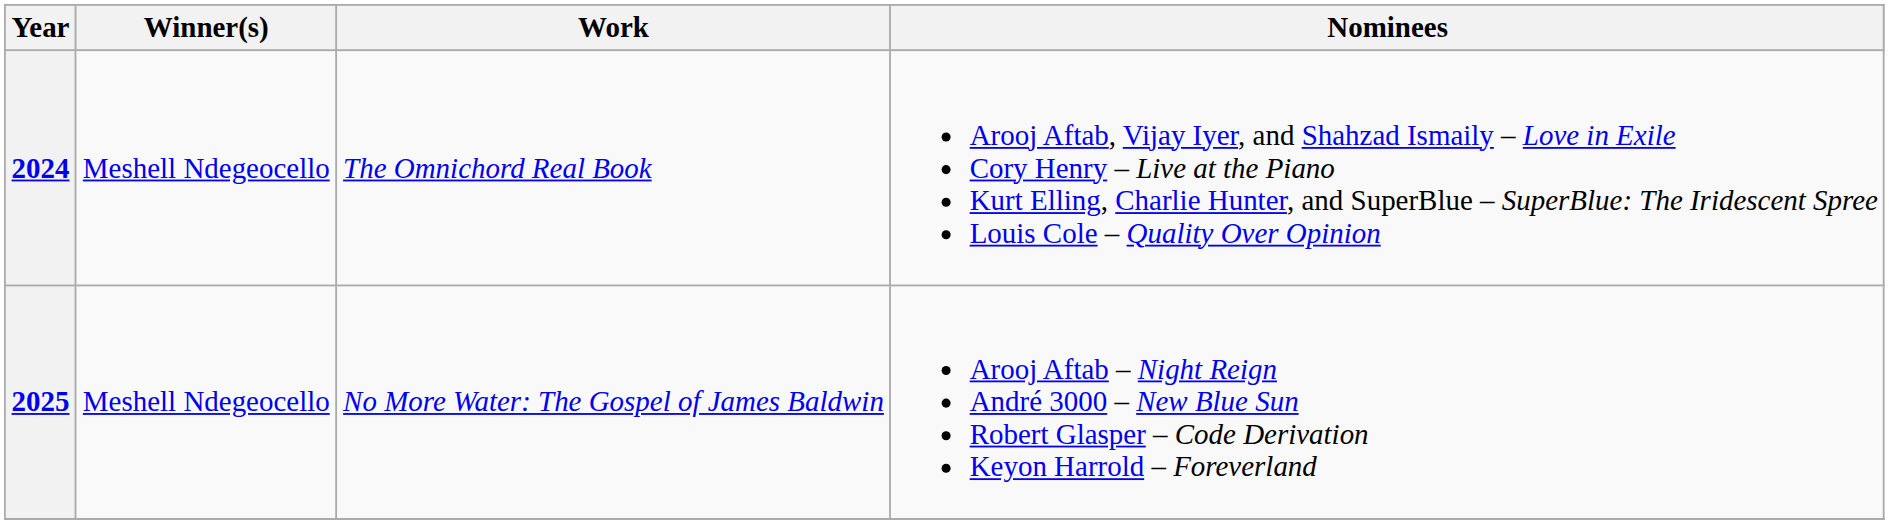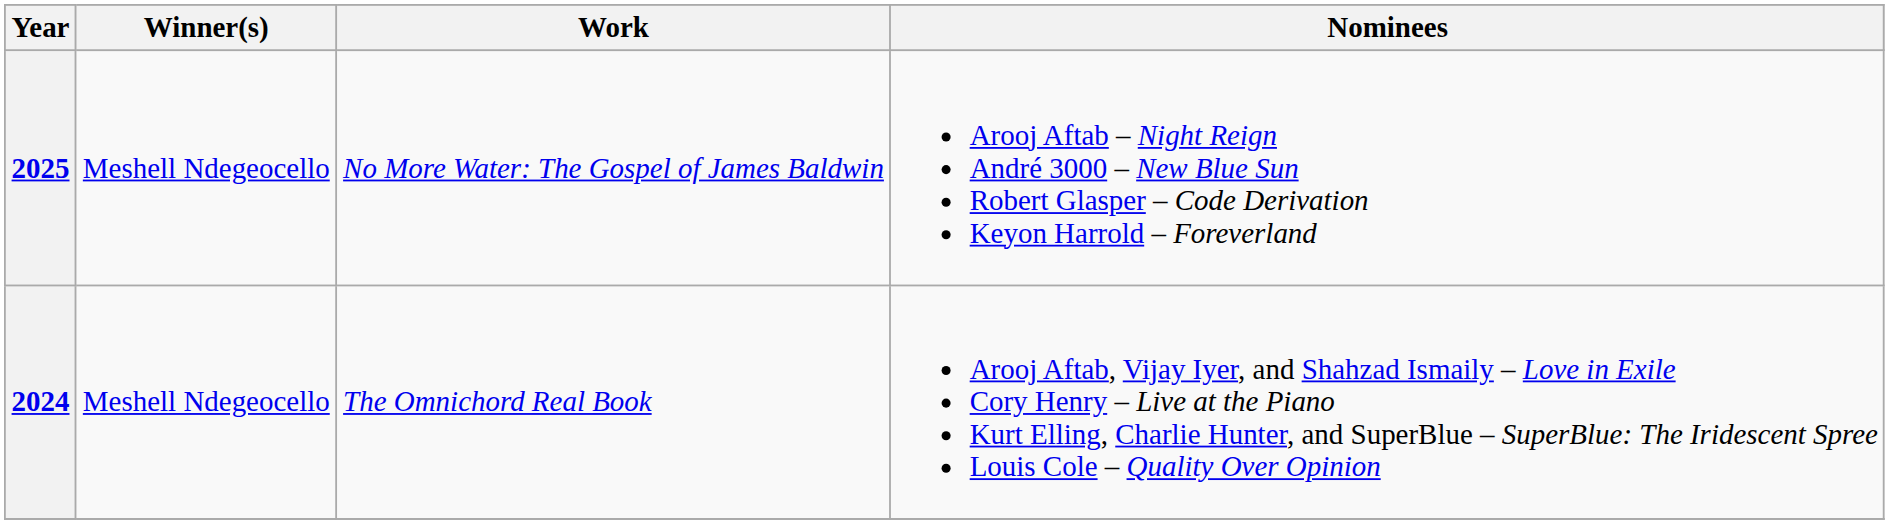rows swapped: (41, 167) <-> (41, 401)
